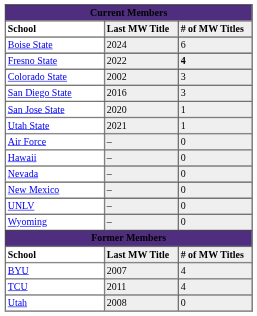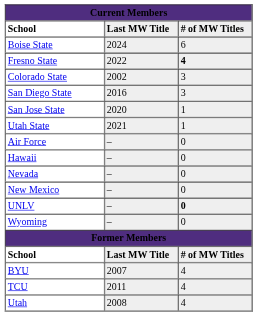(183, 206) normal -> (183, 206) bold
(183, 303) 0 -> (183, 303) 4
